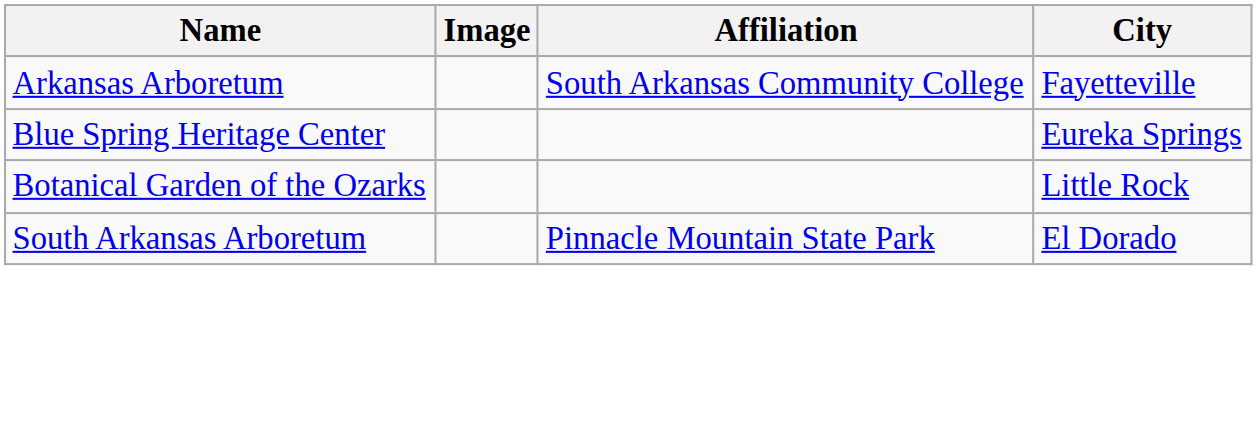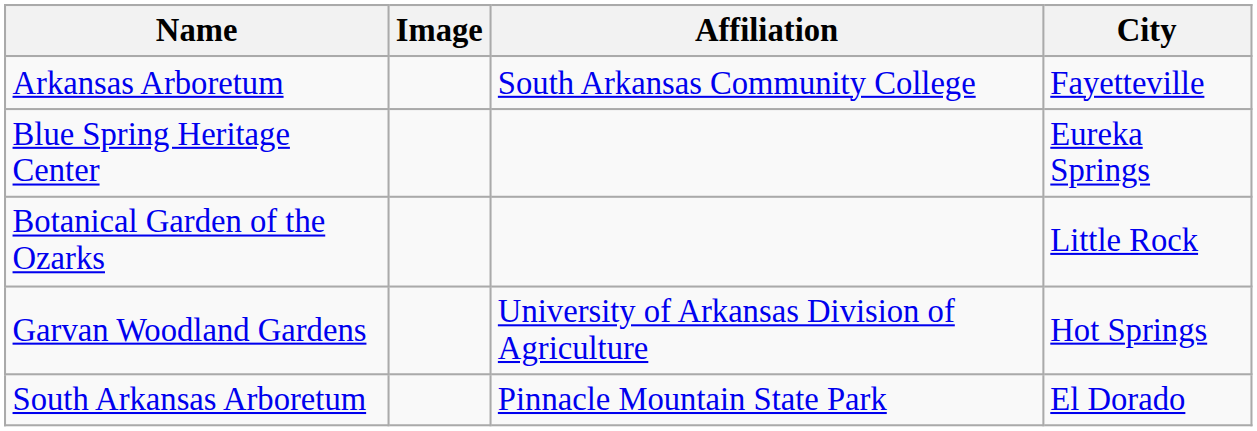+ row: (189, 329)
